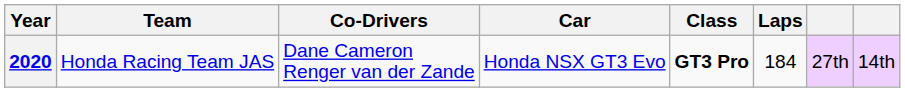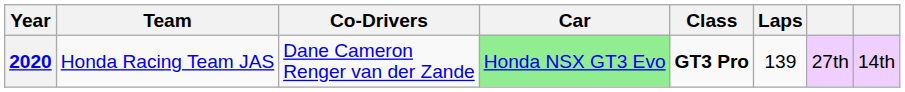(575, 61) no background -> (575, 61) lightgreen background
(780, 61) 184 -> (780, 61) 139
